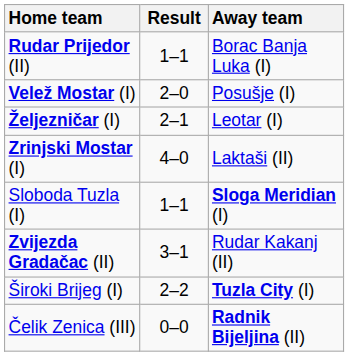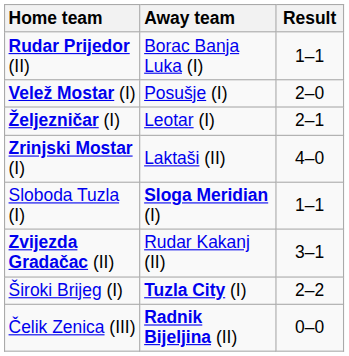columns swapped: (257, 18) <-> (174, 18)
